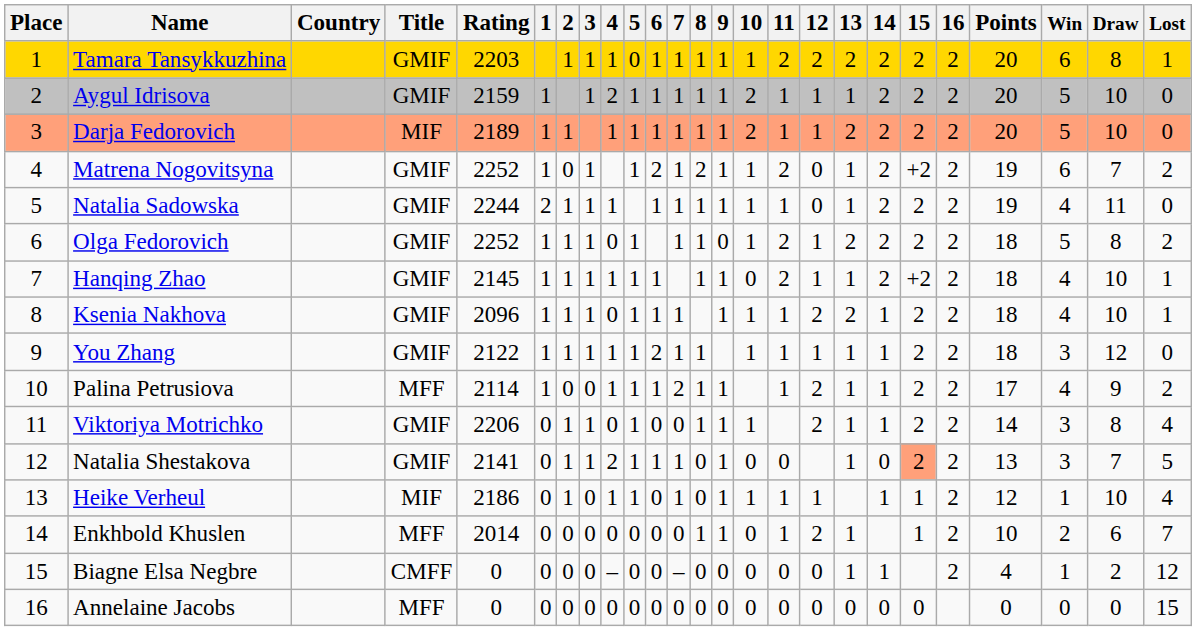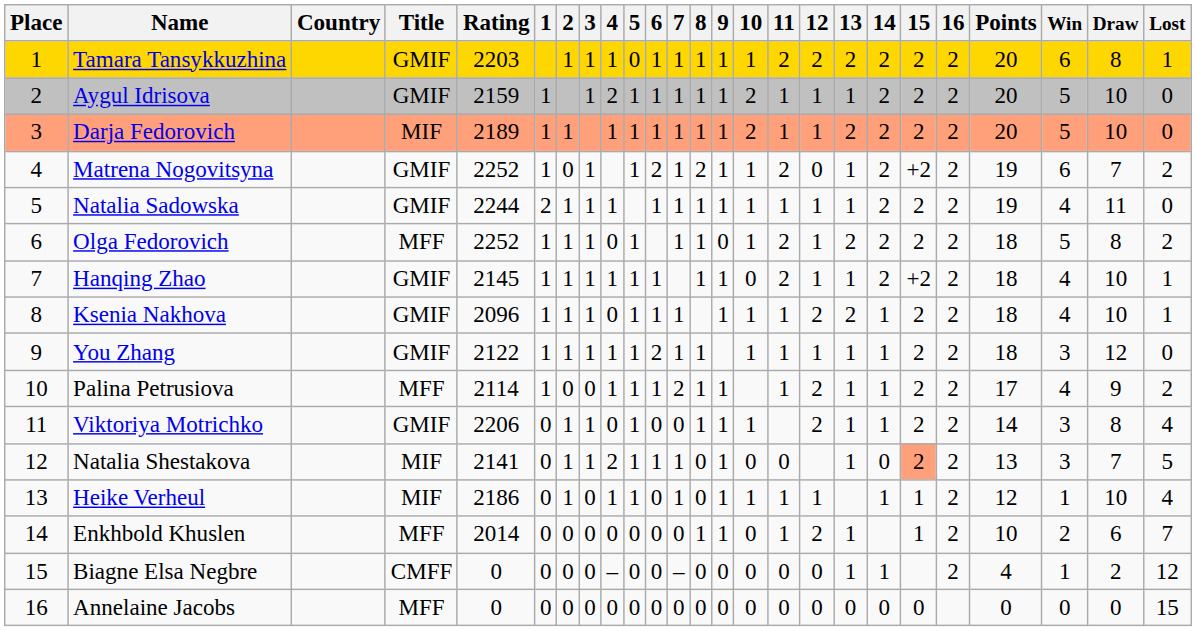(817, 205) 0 -> (817, 205) 1
(422, 242) GMIF -> (422, 242) MFF
(422, 461) GMIF -> (422, 461) MIF
